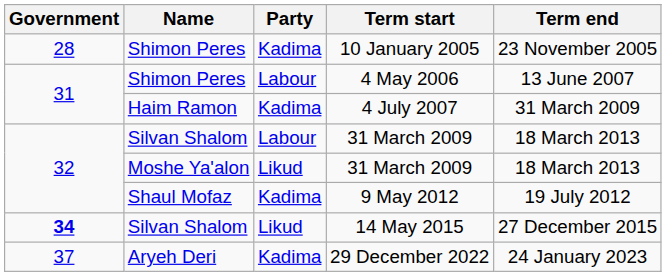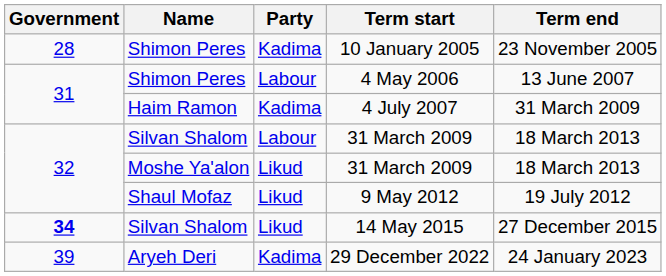(290, 197) Kadima -> (280, 197) Likud
(64, 256) 37 -> (64, 256) 39
